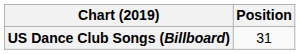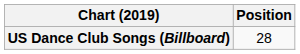(264, 37) 31 -> (264, 37) 28
